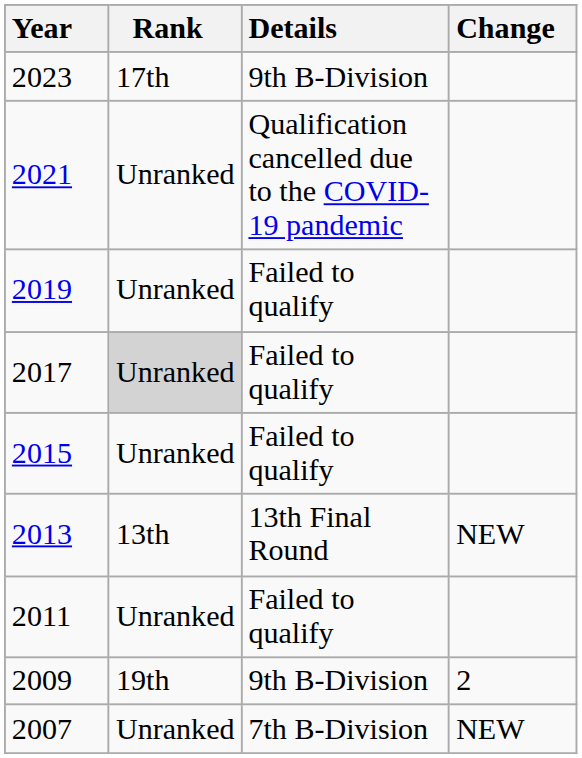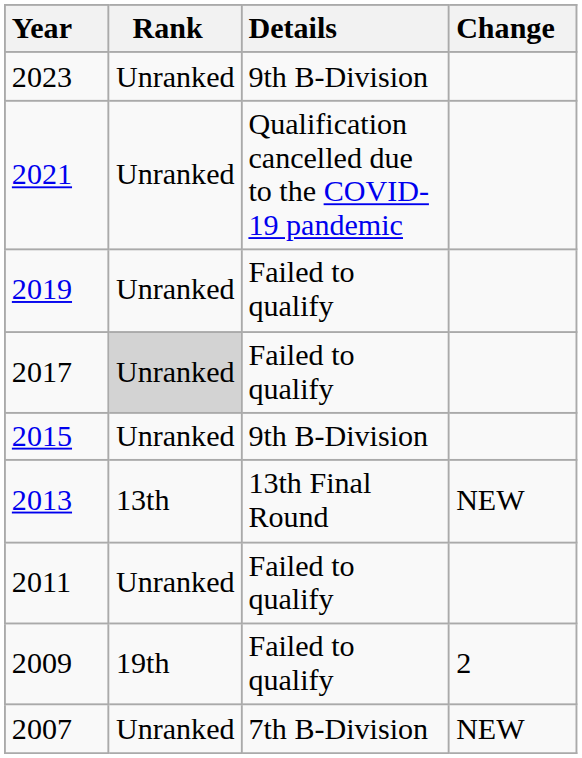(143, 76) 17th -> (175, 76) Unranked
(301, 452) Failed to qualify -> (338, 436) 9th B-Division
(338, 680) 9th B-Division -> (301, 663) Failed to qualify
